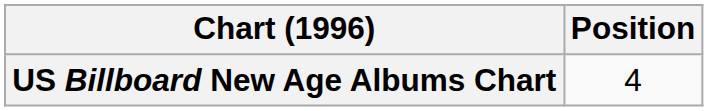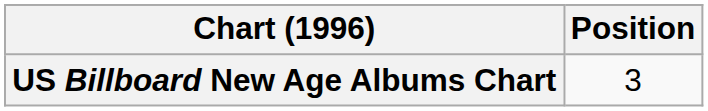(633, 79) 4 -> (633, 79) 3
